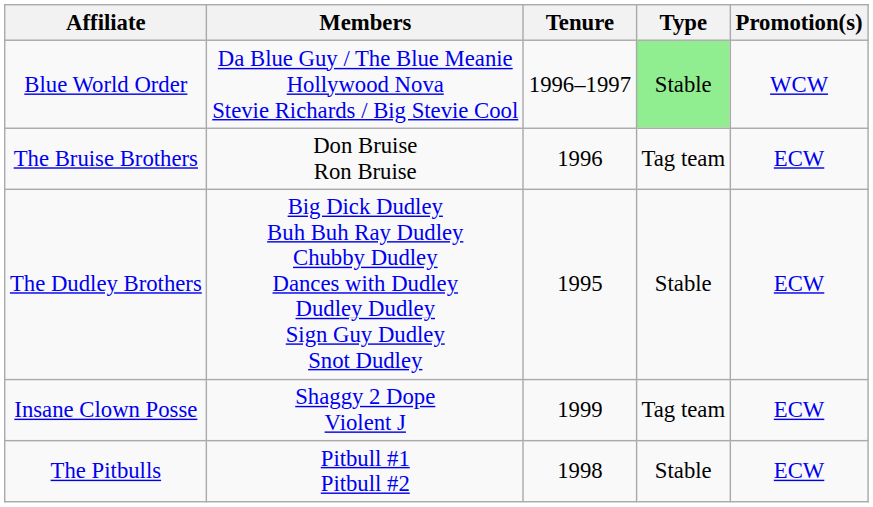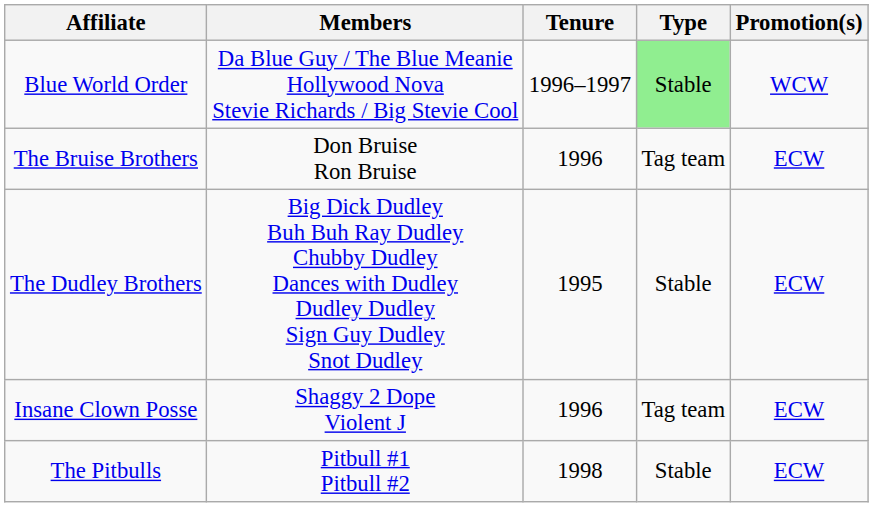(580, 409) 1999 -> (580, 409) 1996
